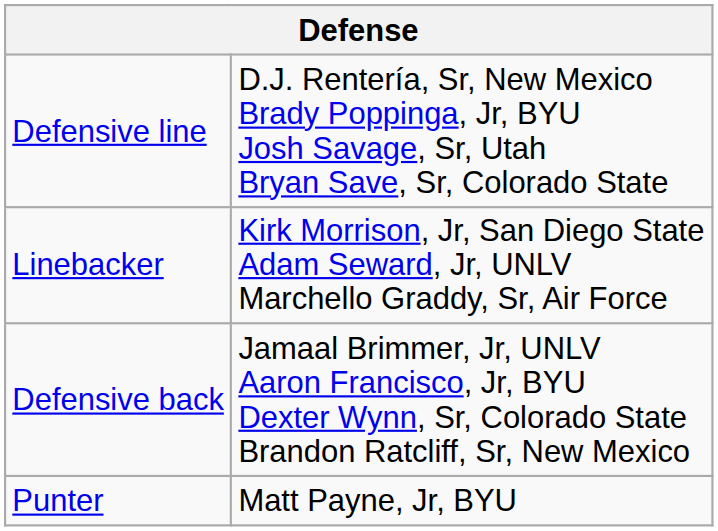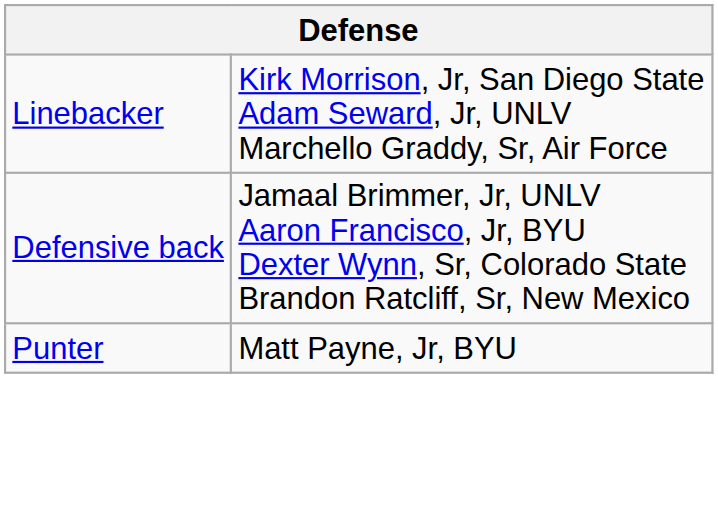- row: (110, 130)
